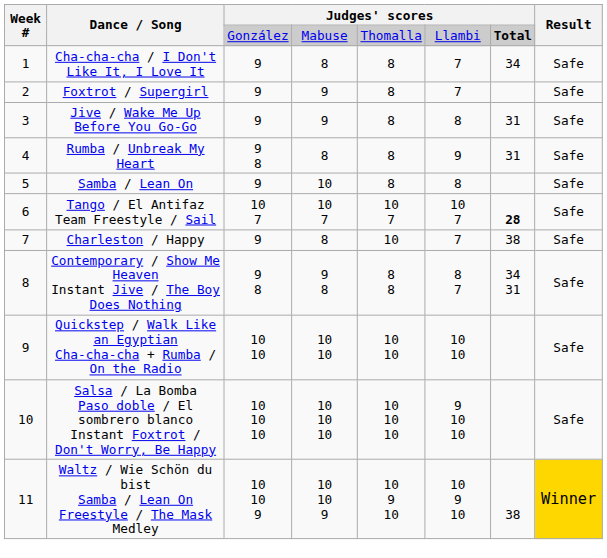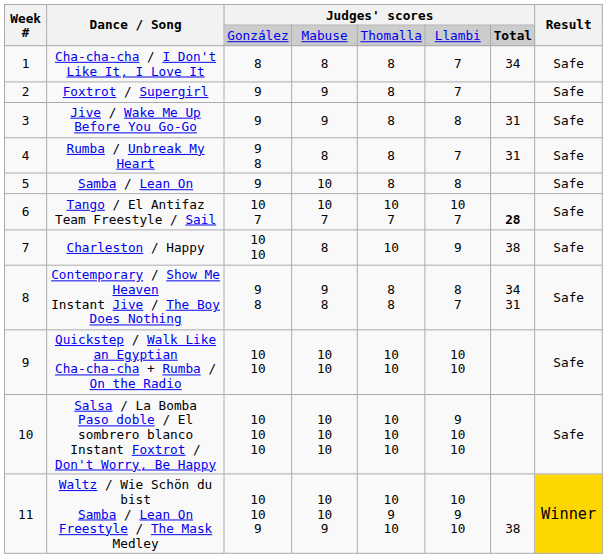(258, 64) 9 -> (258, 64) 8
(458, 155) 9 -> (458, 155) 7
(258, 240) 9 -> (258, 247) 10 10
(458, 240) 7 -> (458, 247) 9
